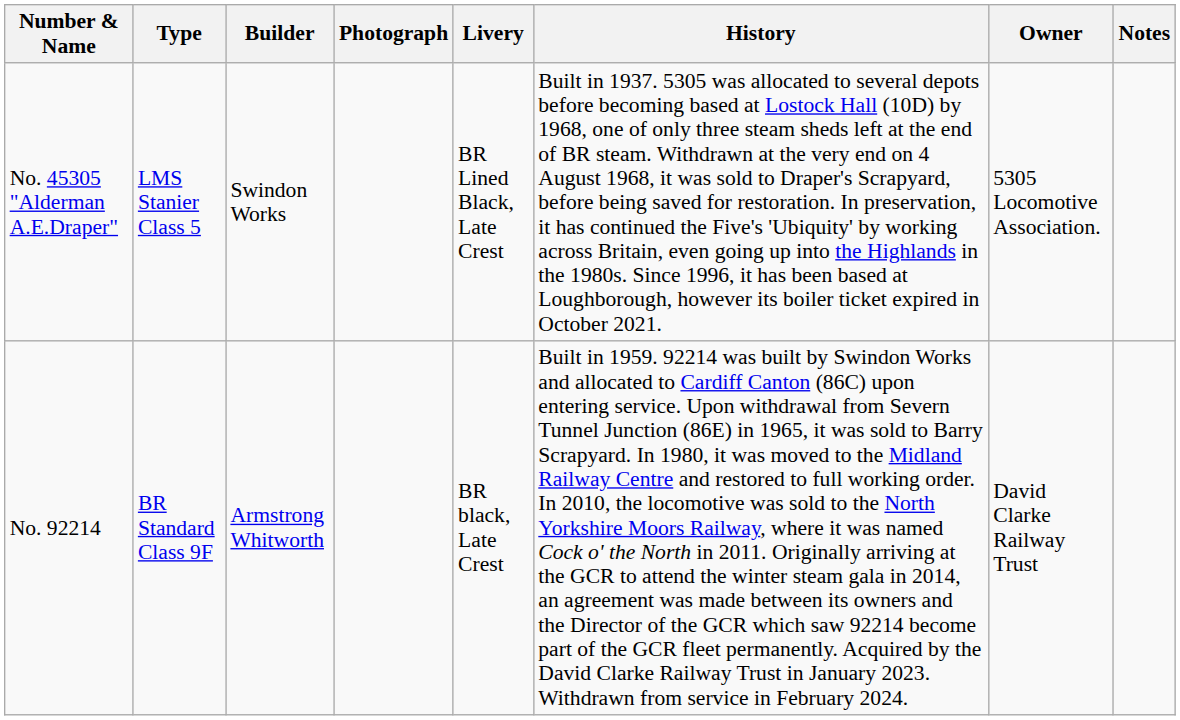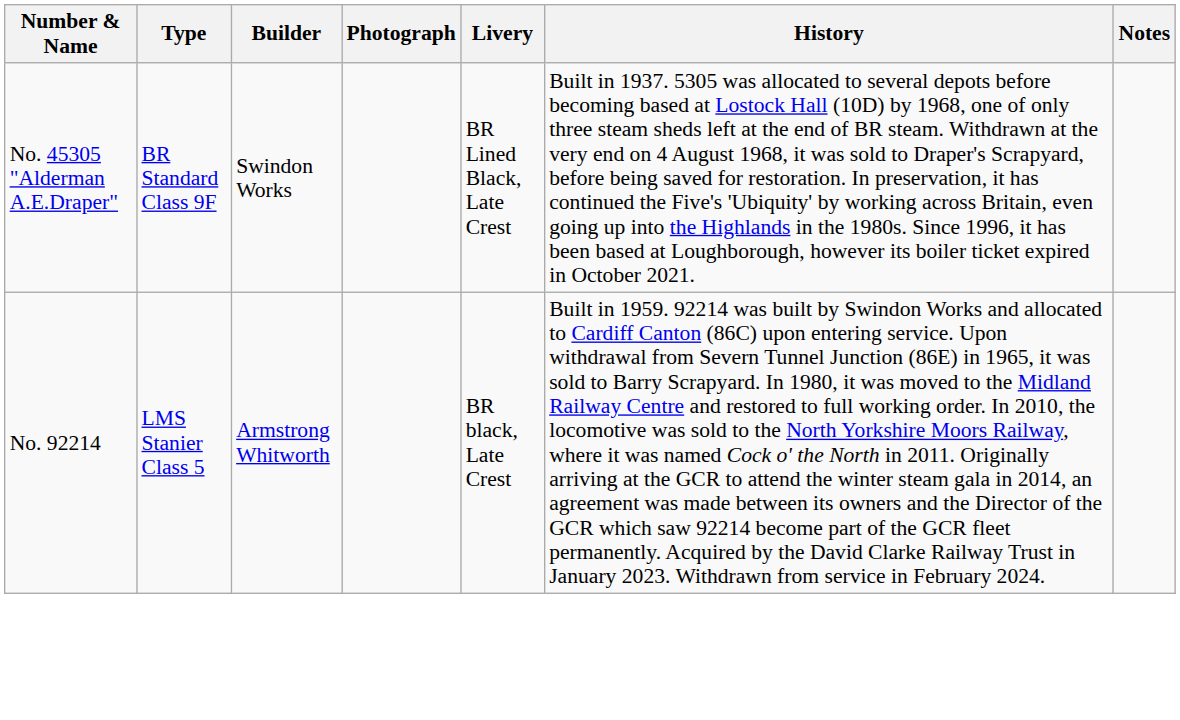- column: (1051, 33)
(169, 201) LMS Stanier Class 5 -> (180, 177) BR Standard Class 9F
(176, 527) BR Standard Class 9F -> (173, 442) LMS Stanier Class 5
